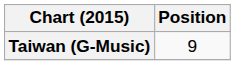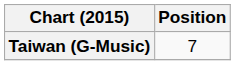(192, 45) 9 -> (192, 45) 7
